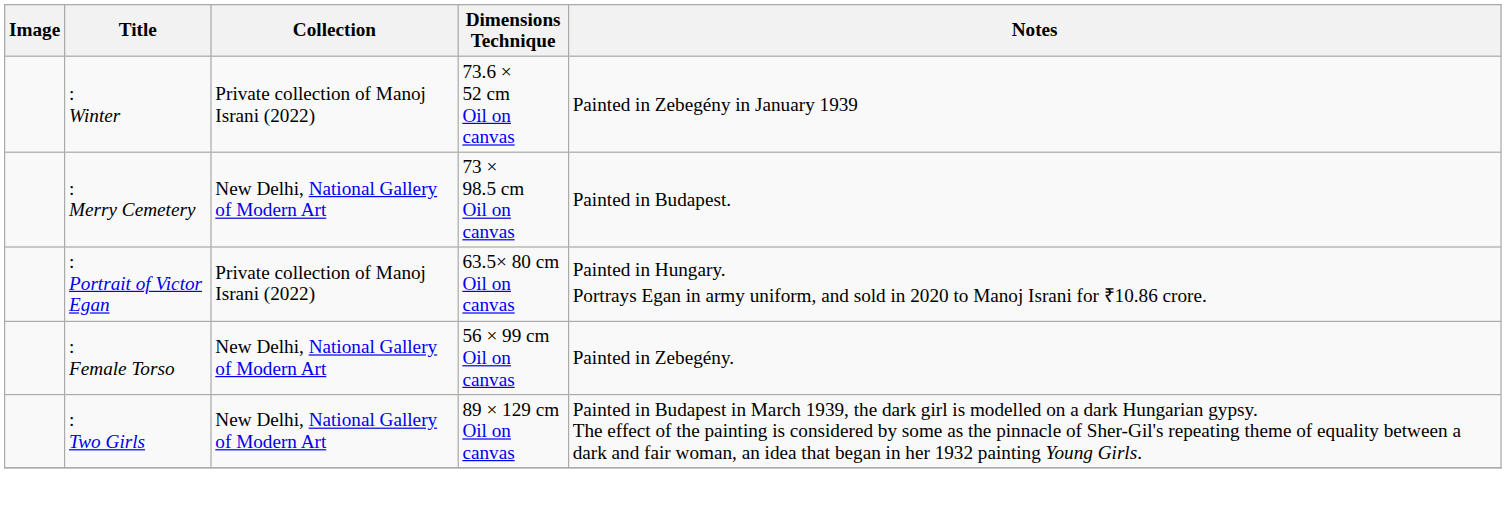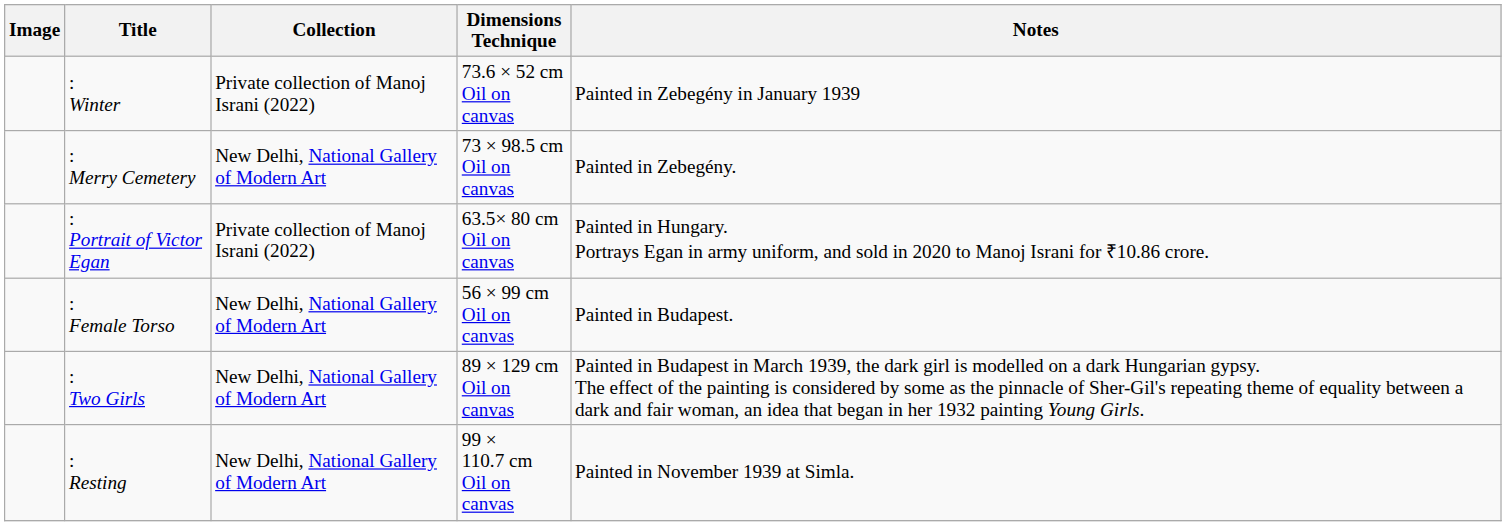(652, 199) Painted in Budapest. -> (656, 167) Painted in Zebegény.
(653, 357) Painted in Zebegény. -> (654, 314) Painted in Budapest.
+ row: (98, 472)
